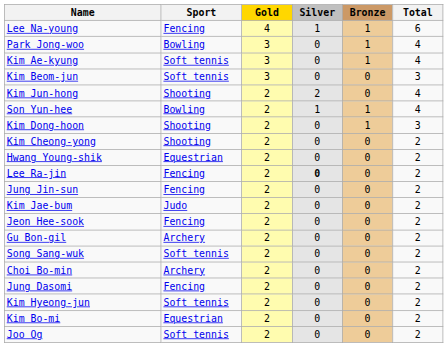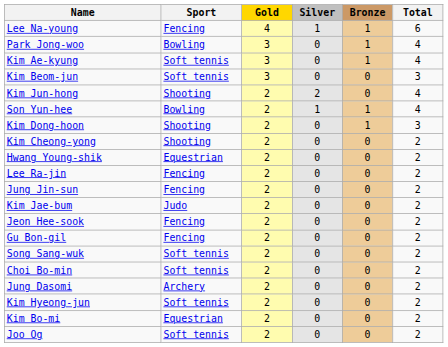(317, 173) bold -> (317, 173) normal
(184, 238) Archery -> (184, 238) Fencing
(184, 270) Archery -> (196, 270) Soft tennis
(184, 286) Fencing -> (184, 286) Archery
